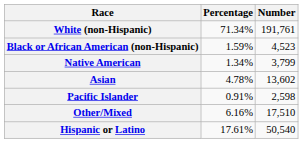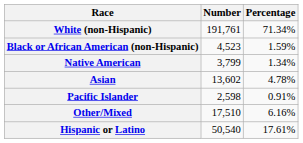columns swapped: (277, 12) <-> (228, 12)
